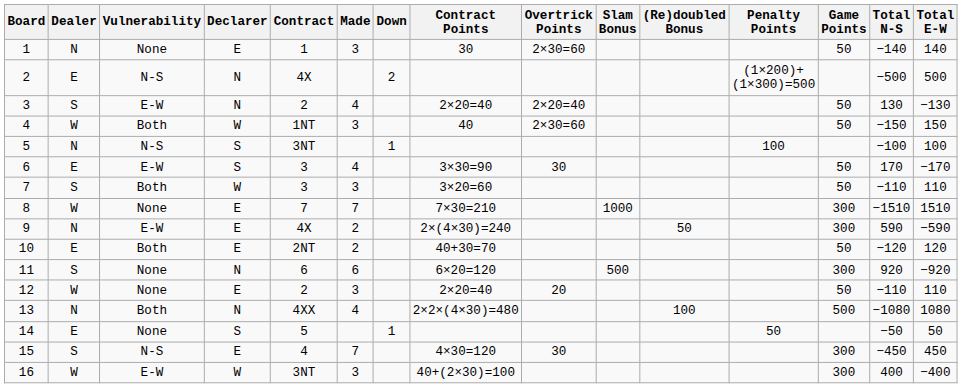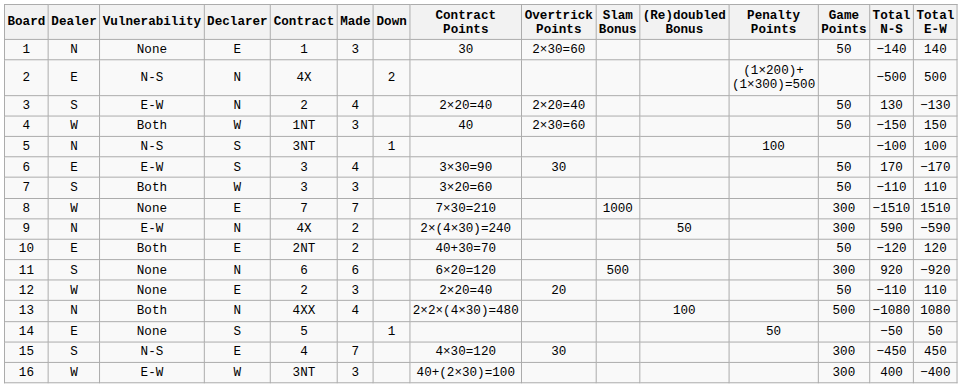(237, 229) E -> (237, 229) N
